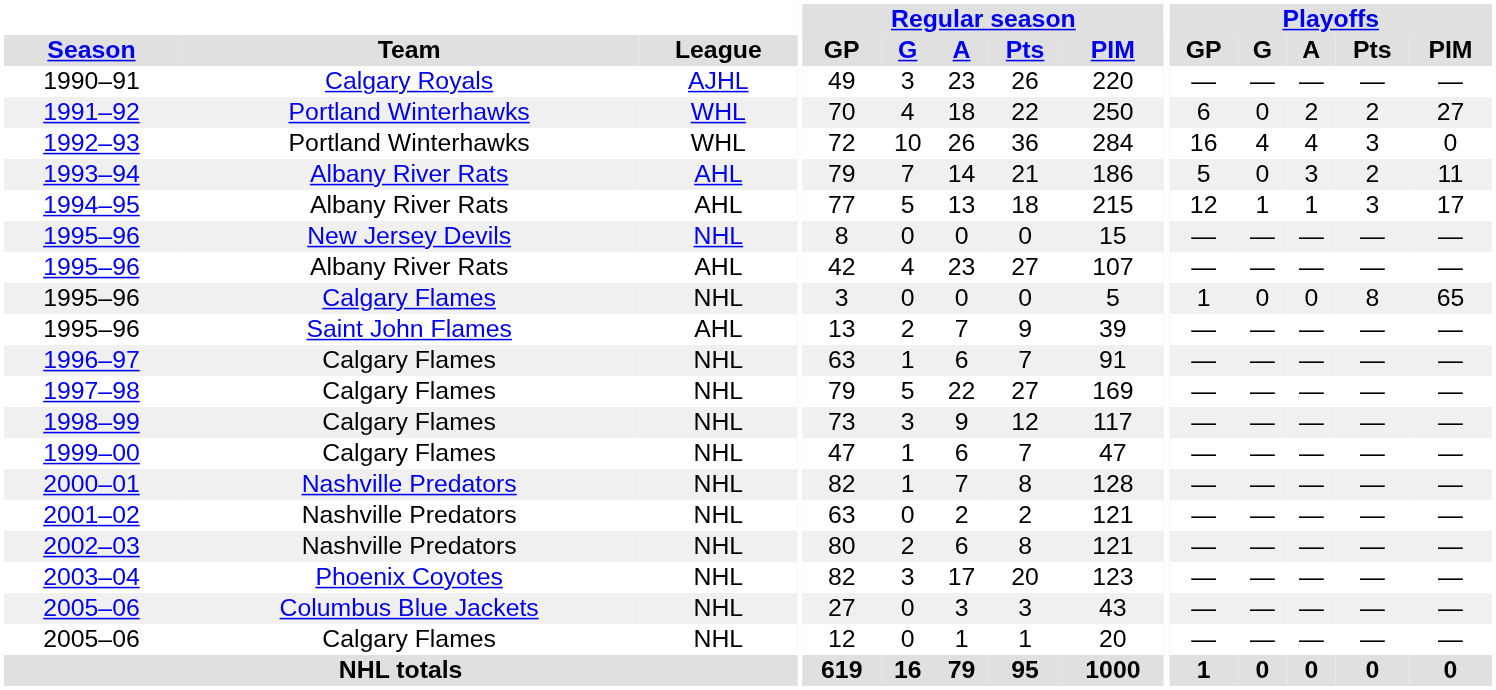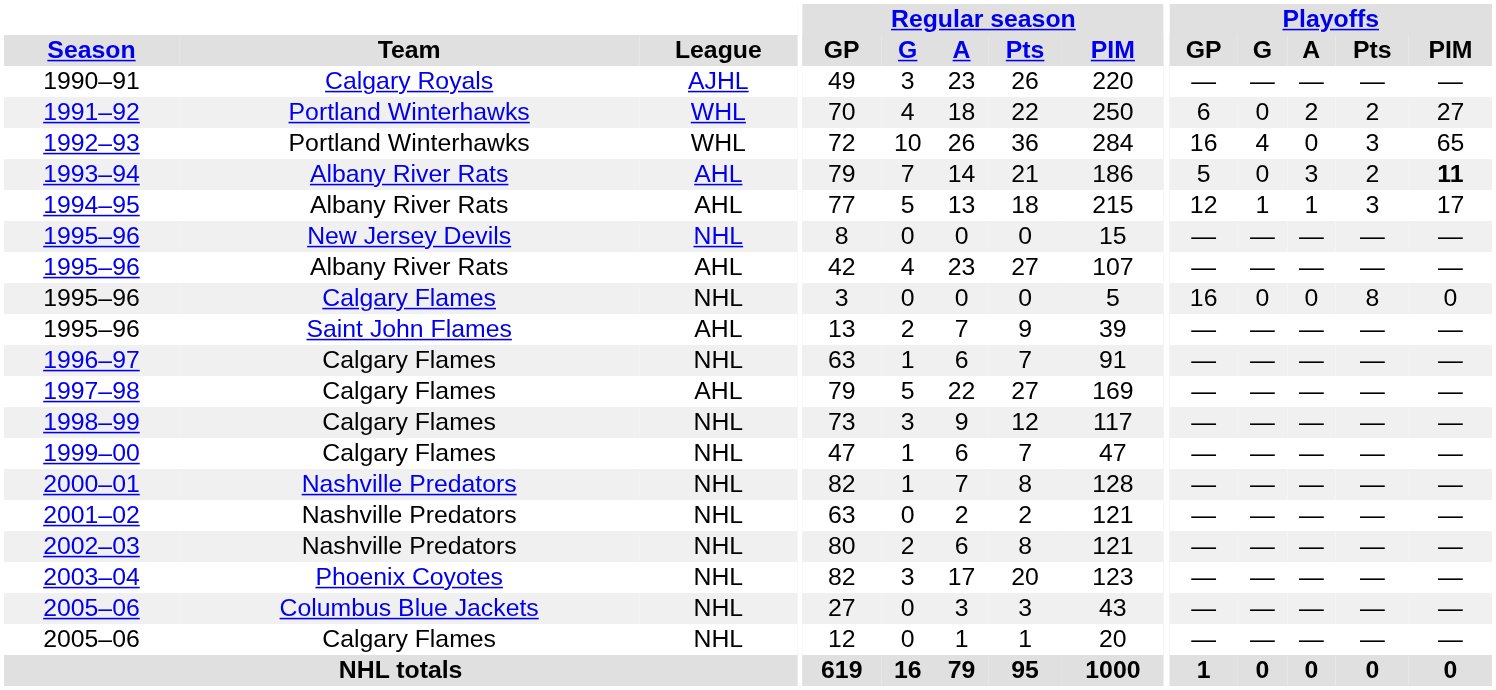(1311, 143) 4 -> (1311, 143) 0
(1450, 143) 0 -> (1450, 143) 65
(1450, 174) normal -> (1450, 174) bold
(1204, 298) 1 -> (1204, 298) 16
(1450, 298) 65 -> (1450, 298) 0
(718, 391) NHL -> (718, 391) AHL
